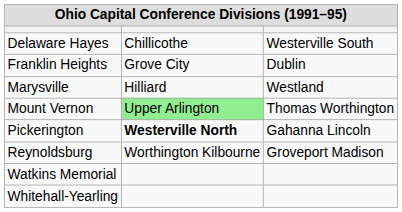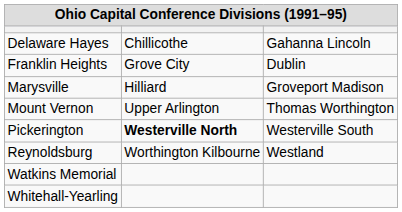(320, 43) Westerville South -> (319, 43) Gahanna Lincoln
(295, 87) Westland -> (325, 87) Groveport Madison
(172, 109) lightgreen background -> (172, 109) no background
(319, 130) Gahanna Lincoln -> (320, 130) Westerville South
(325, 152) Groveport Madison -> (295, 152) Westland
